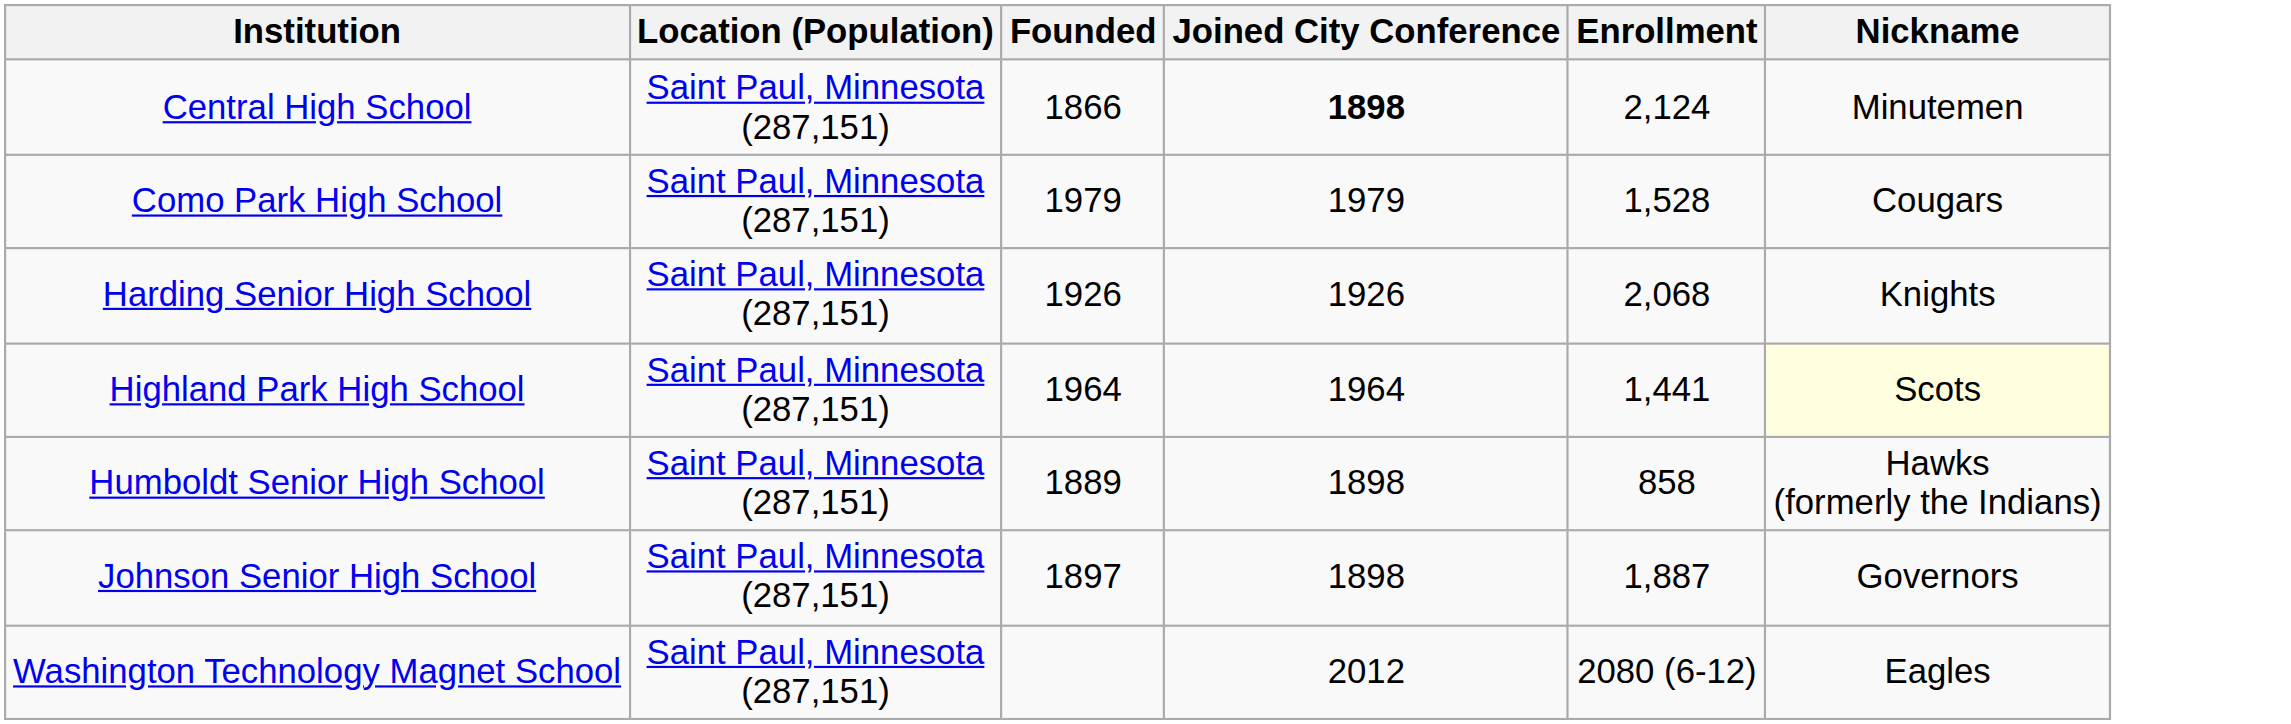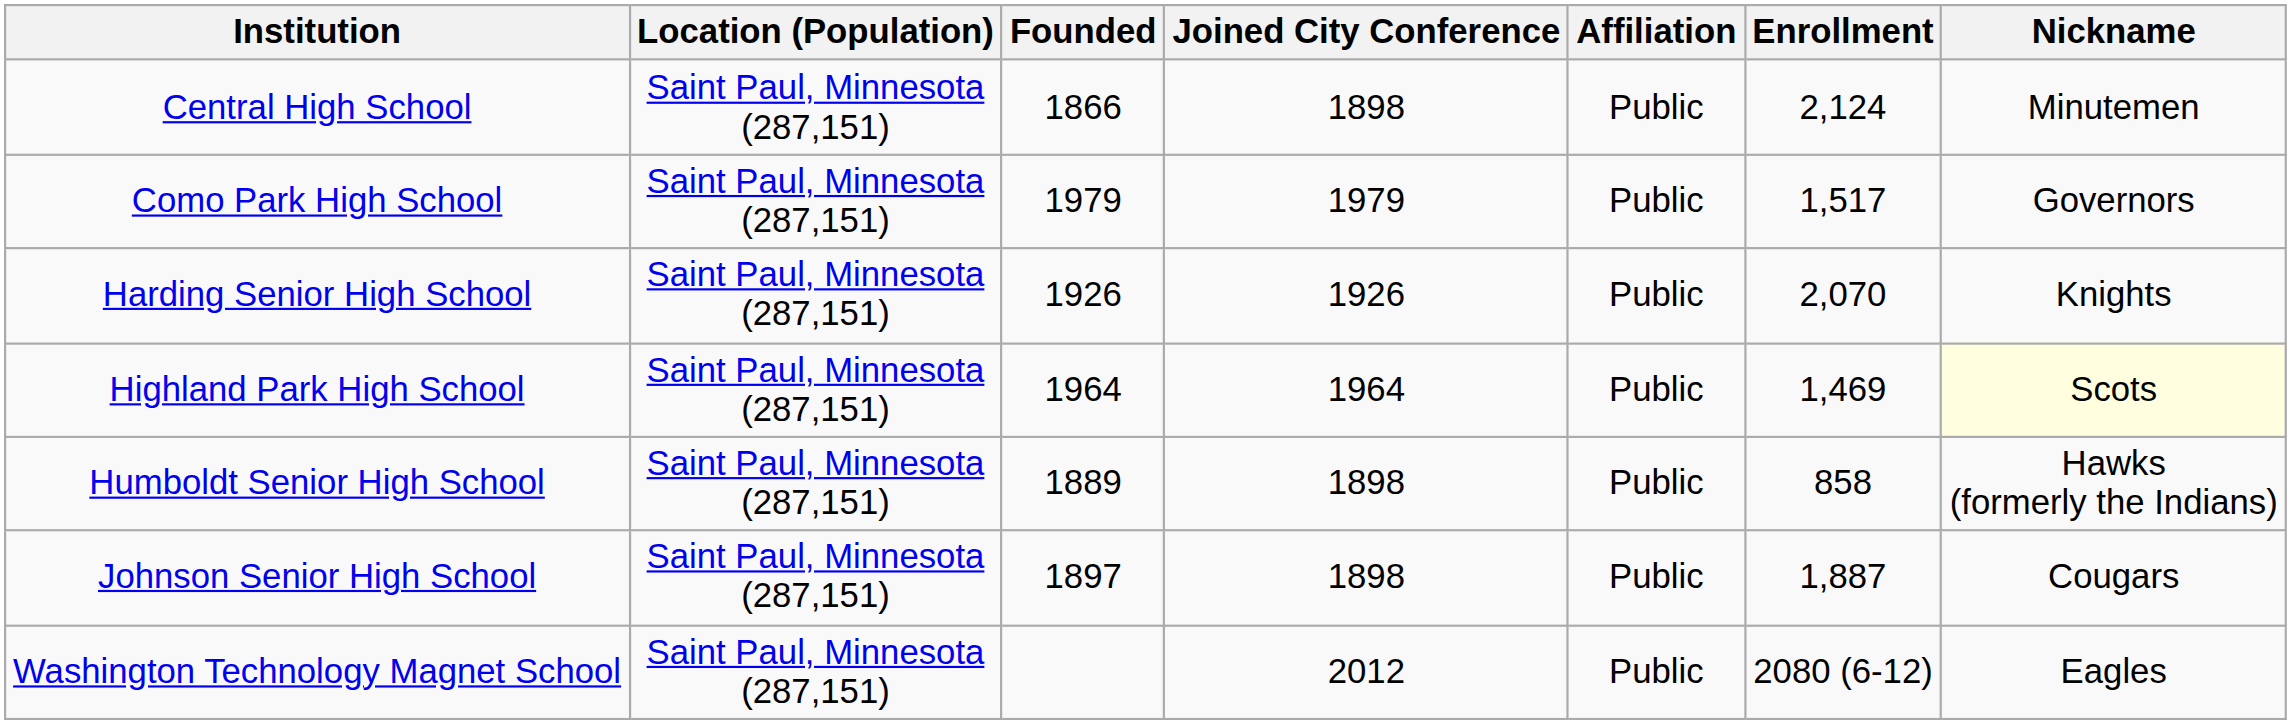+ column: (1656, 32)
(1366, 106) bold -> (1366, 106) normal
(1667, 200) 1,528 -> (1843, 200) 1,517
(1938, 200) Cougars -> (2114, 200) Governors
(1667, 294) 2,068 -> (1843, 294) 2,070
(1667, 388) 1,441 -> (1843, 388) 1,469
(1938, 577) Governors -> (2114, 577) Cougars
